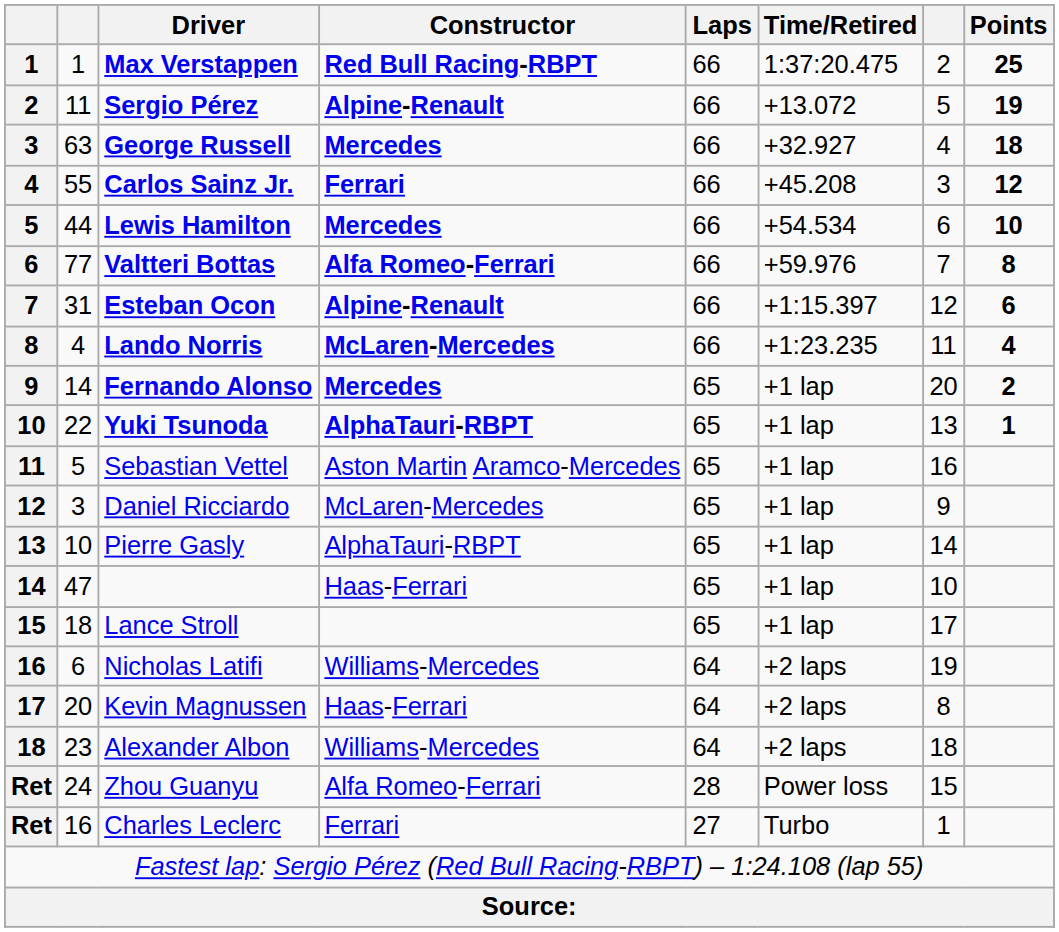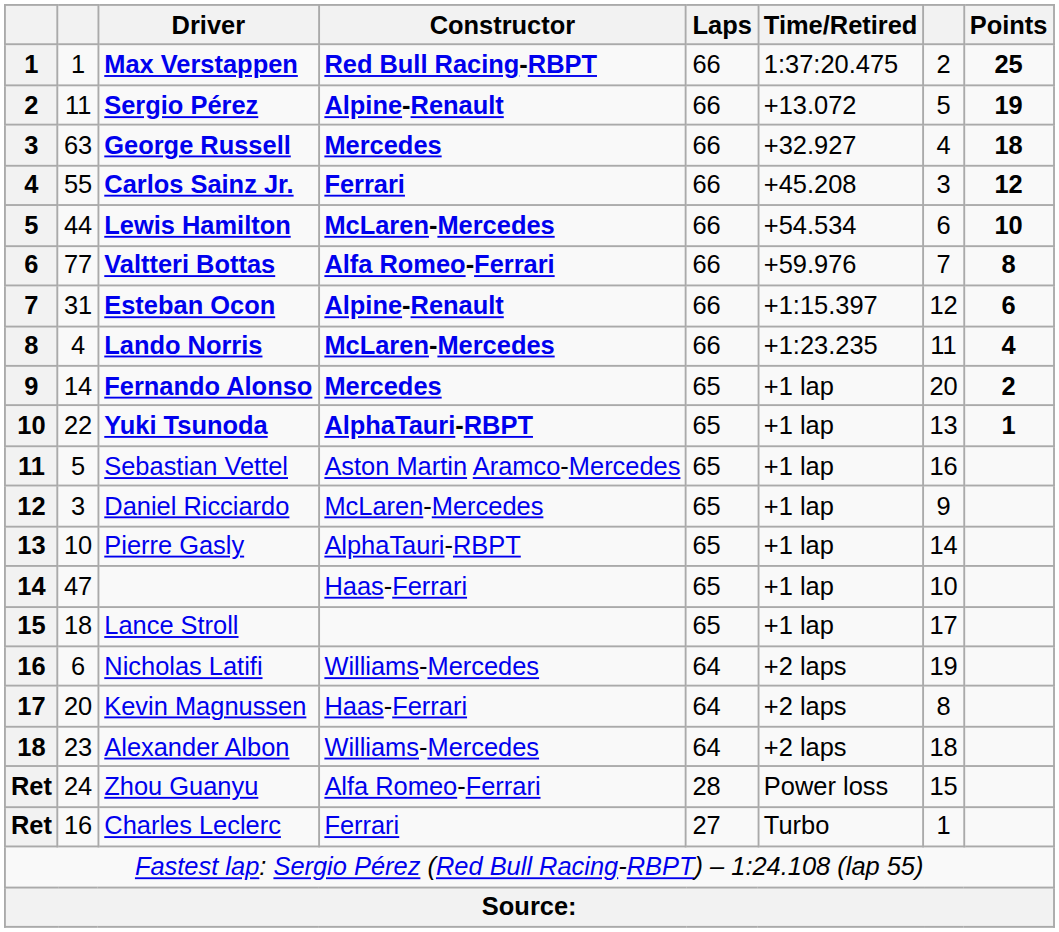(383, 225) Mercedes -> (440, 225) McLaren-Mercedes
